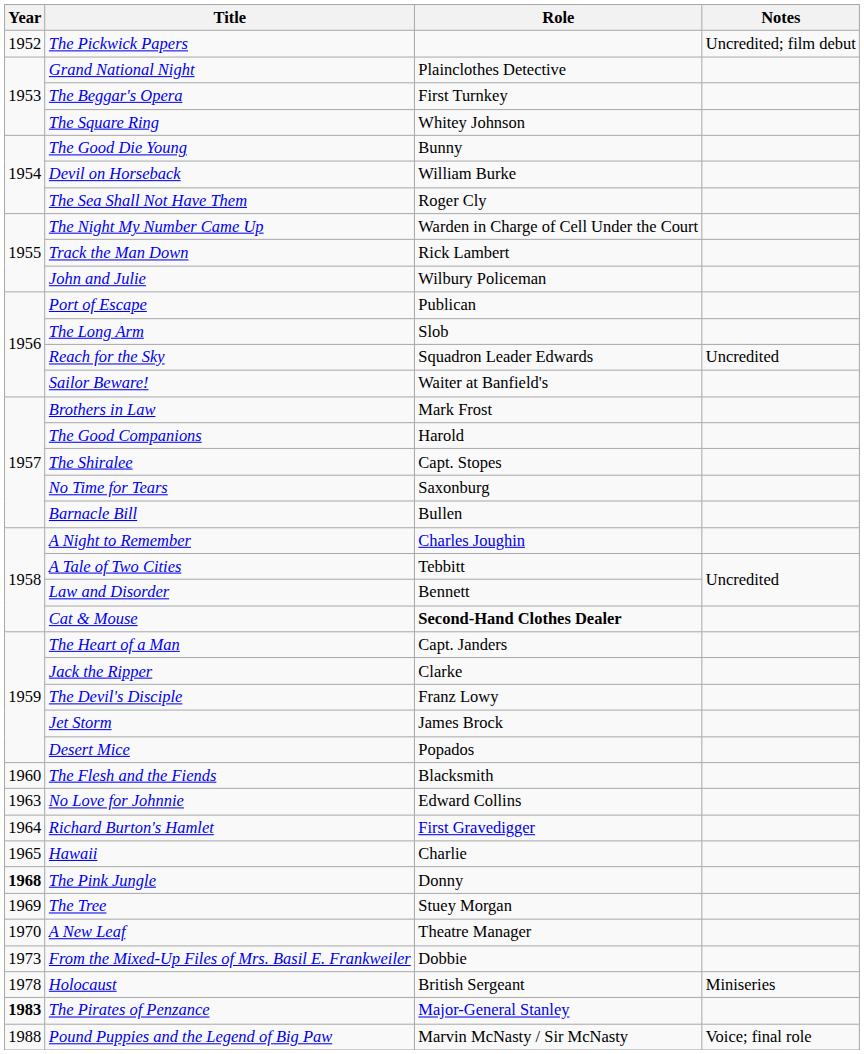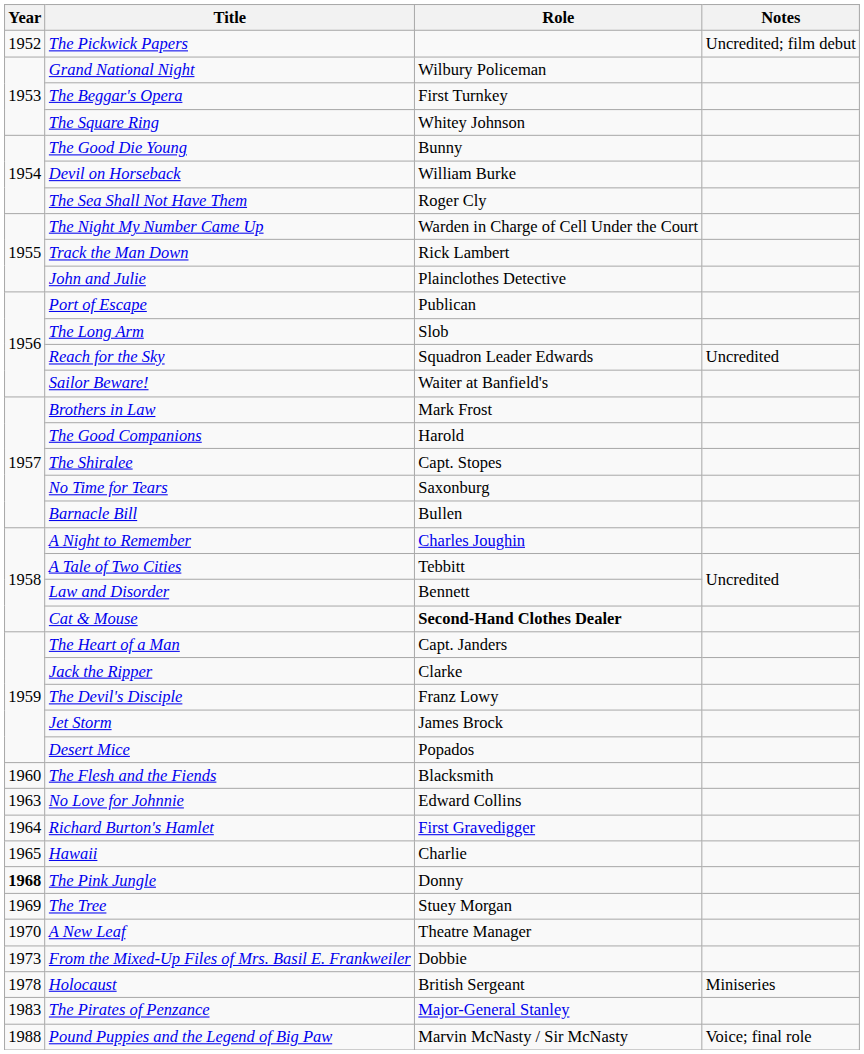(492, 69) Plainclothes Detective -> (482, 69) Wilbury Policeman
(482, 278) Wilbury Policeman -> (492, 278) Plainclothes Detective
(25, 1010) bold -> (25, 1010) normal
